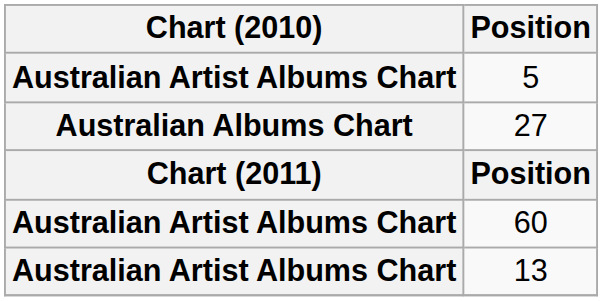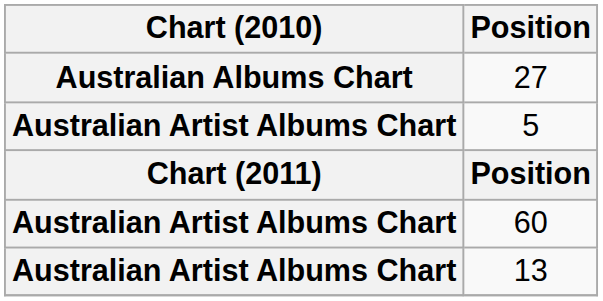rows swapped: (531, 125) <-> (531, 77)
